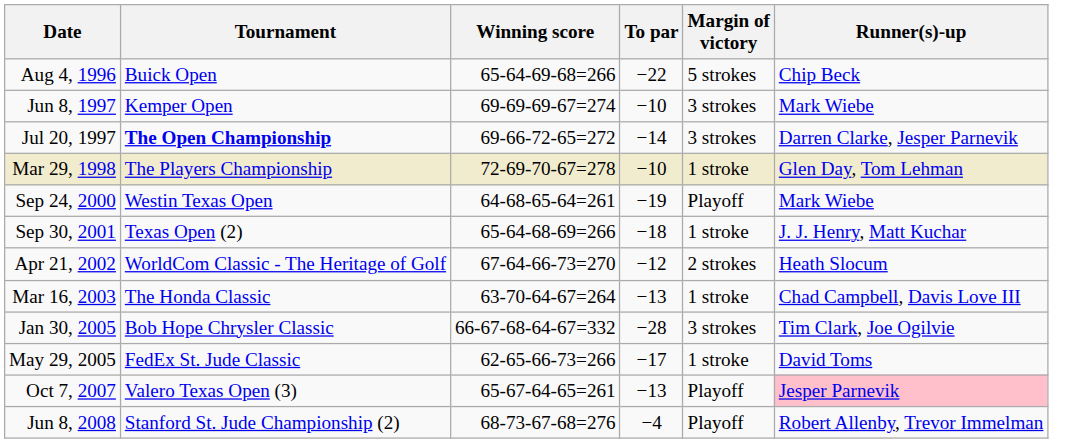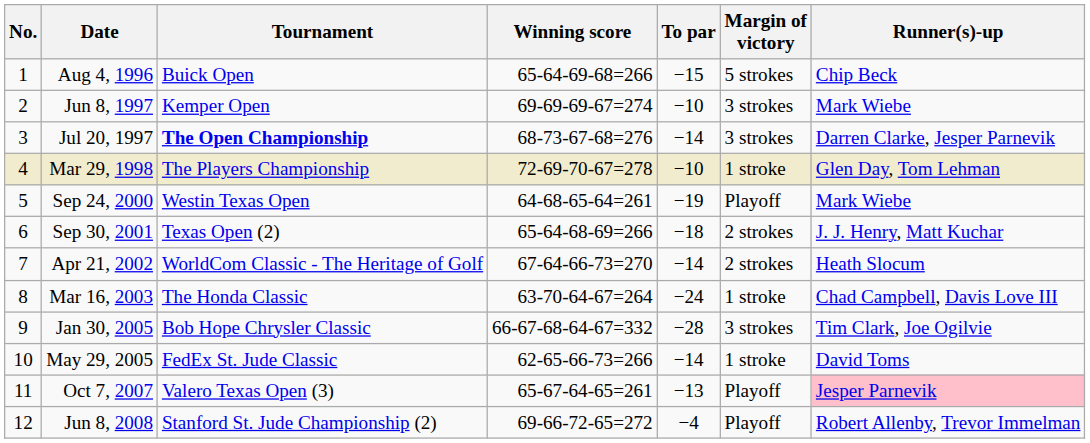+ column: (23, 31)
(652, 74) −22 -> (689, 74) −15
(548, 137) 69-66-72-65=272 -> (585, 137) 68-73-67-68=276
(718, 232) 1 stroke -> (759, 232) 2 strokes
(652, 264) −12 -> (689, 264) −14
(652, 295) −13 -> (689, 295) −24
(652, 358) −17 -> (689, 358) −14
(548, 422) 68-73-67-68=276 -> (585, 422) 69-66-72-65=272
